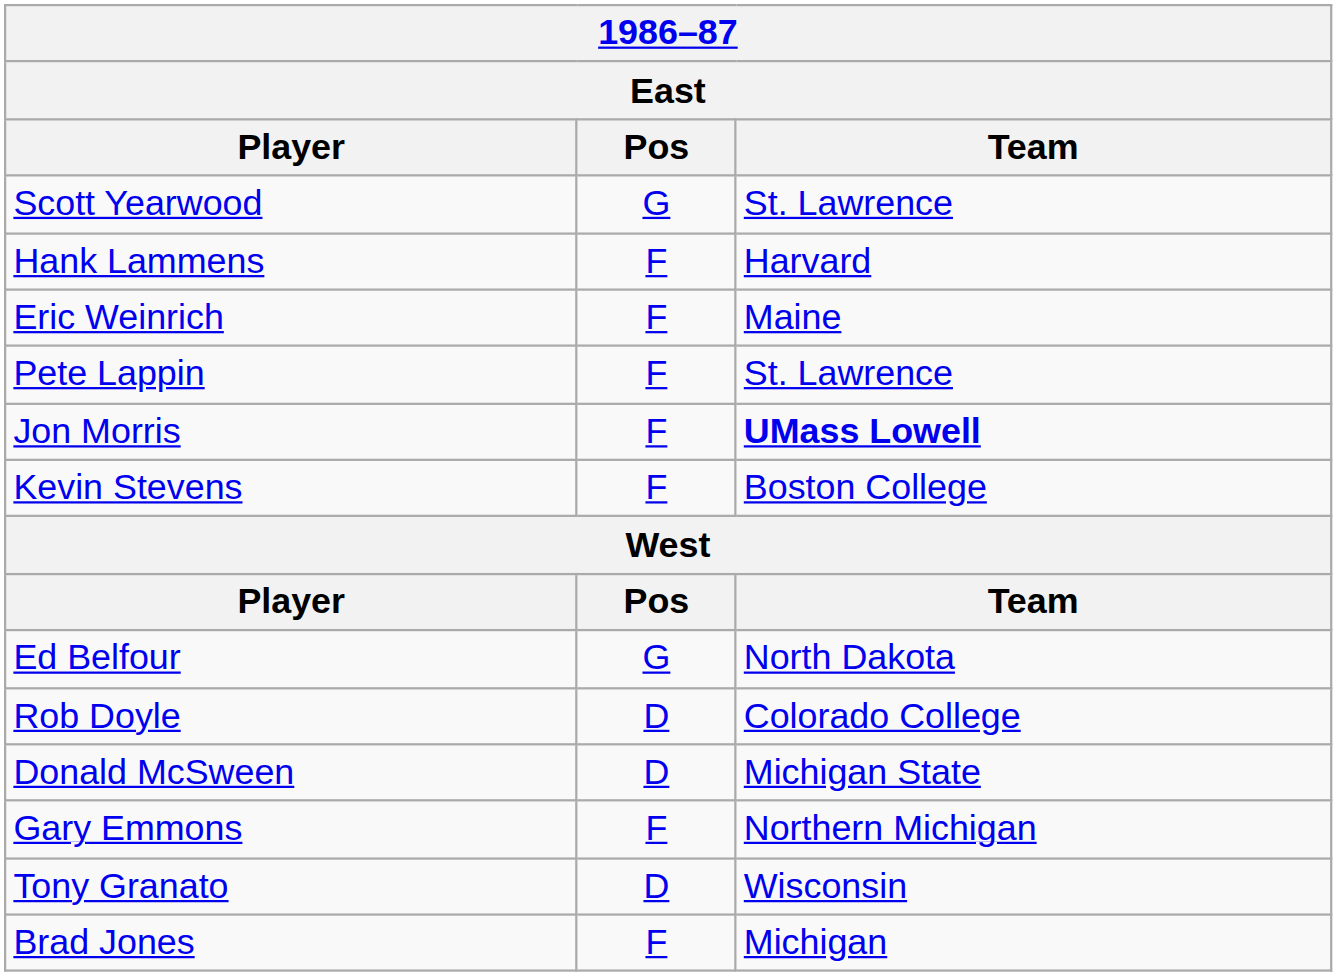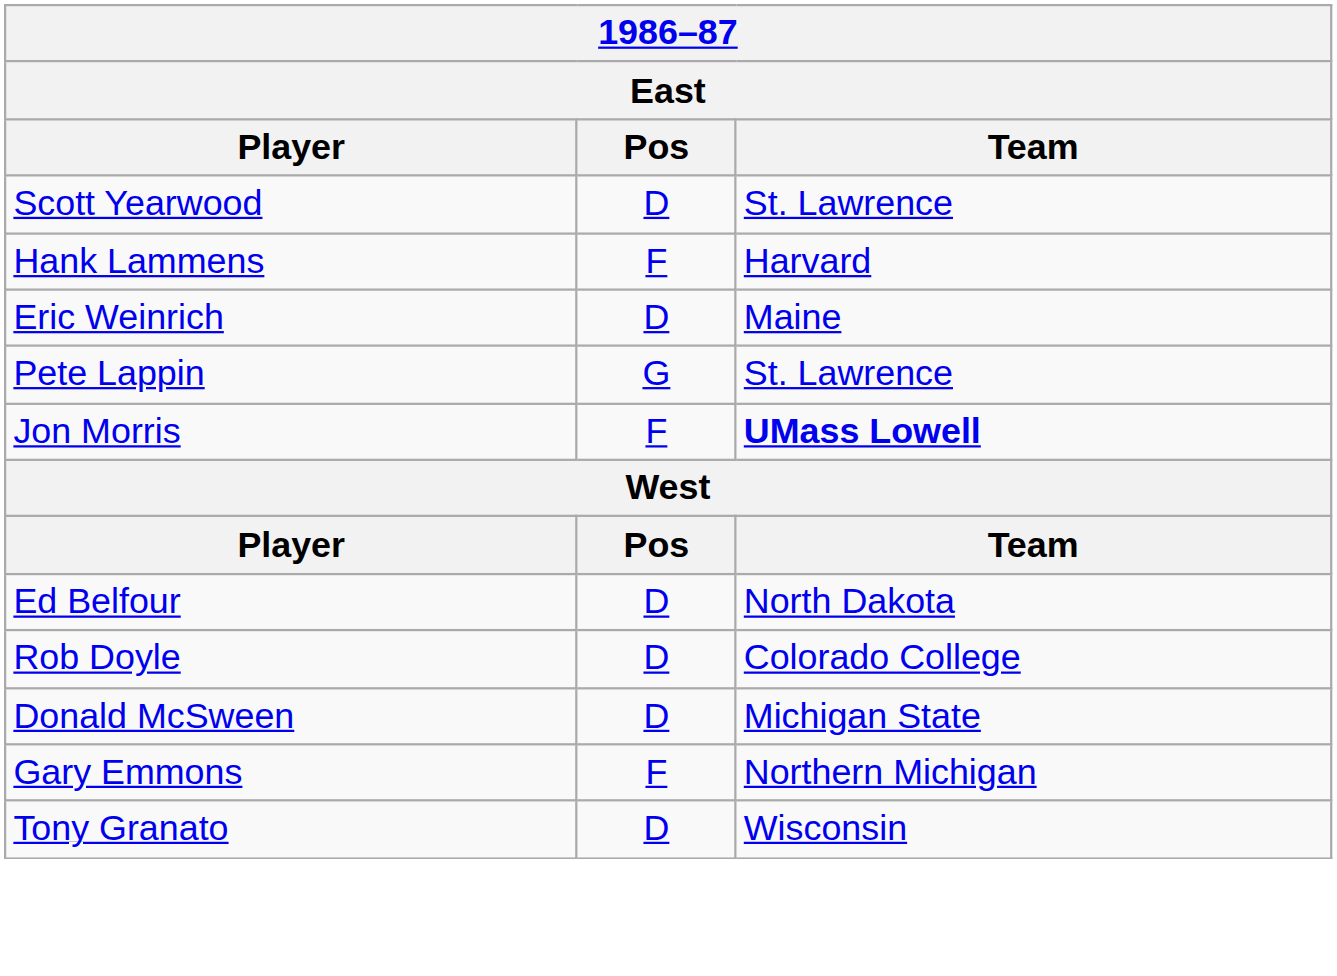(656, 203) G -> (656, 203) D
(656, 317) F -> (656, 317) D
(656, 373) F -> (656, 373) G
- row: (128, 487)
(656, 658) G -> (656, 601) D
- row: (104, 942)
